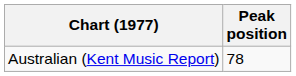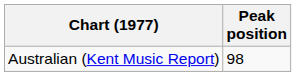(235, 58) 78 -> (235, 58) 98
